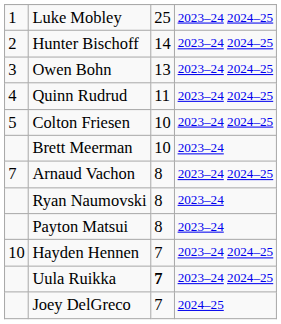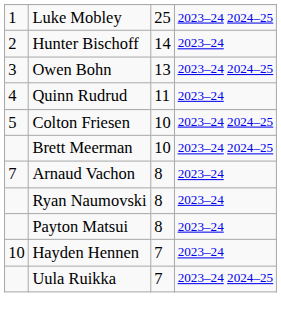(225, 43) 2023–24 2024–25 -> (201, 43) 2023–24
(225, 95) 2023–24 2024–25 -> (201, 95) 2023–24
(201, 148) 2023–24 -> (225, 148) 2023–24 2024–25
(225, 174) 2023–24 2024–25 -> (201, 174) 2023–24
(225, 252) 2023–24 2024–25 -> (201, 252) 2023–24
(158, 278) bold -> (158, 278) normal
- row: (82, 305)
